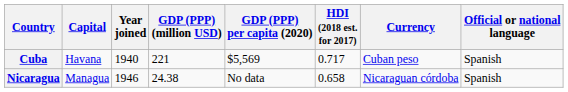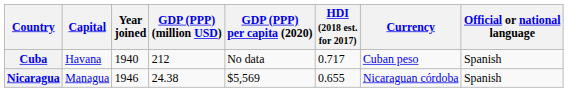(161, 59) 221 -> (161, 59) 212
(244, 59) $5,569 -> (246, 59) No data
(246, 78) No data -> (244, 78) $5,569
(331, 78) 0.658 -> (331, 78) 0.655
